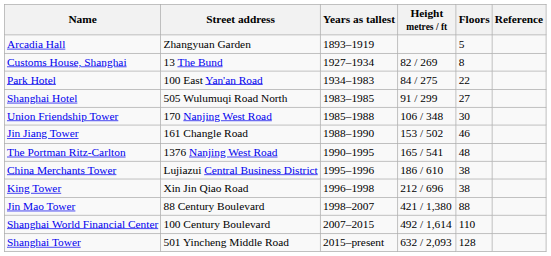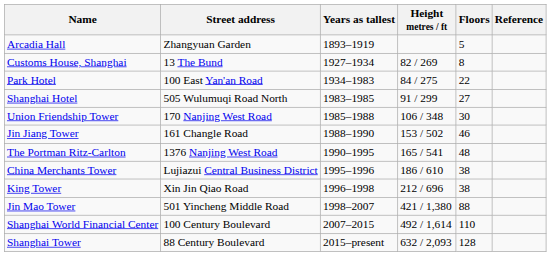(214, 206) 88 Century Boulevard -> (226, 206) 501 Yincheng Middle Road
(226, 242) 501 Yincheng Middle Road -> (214, 242) 88 Century Boulevard
